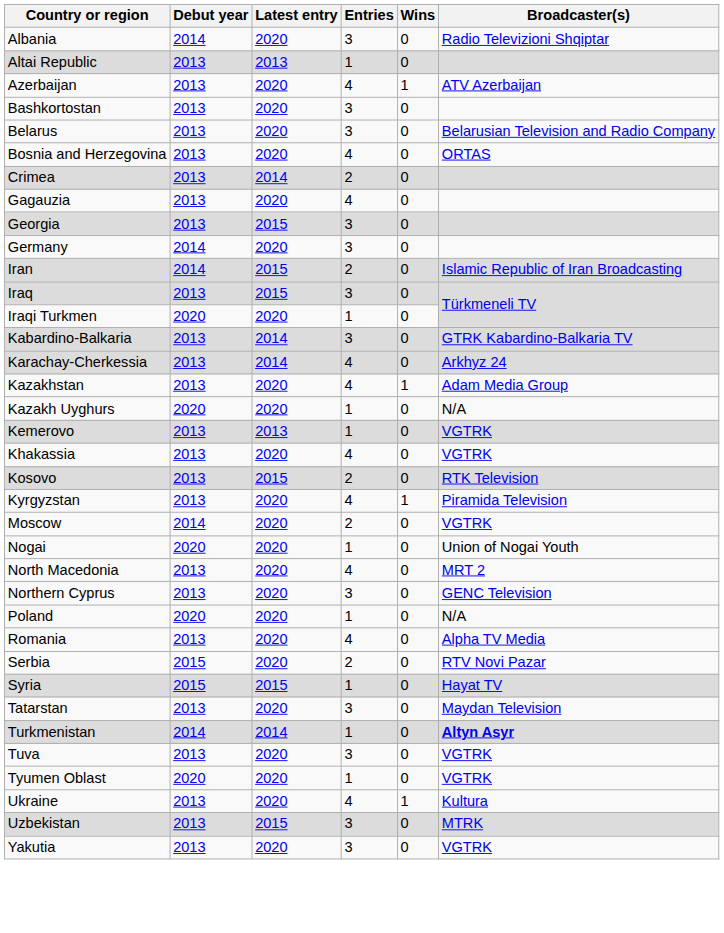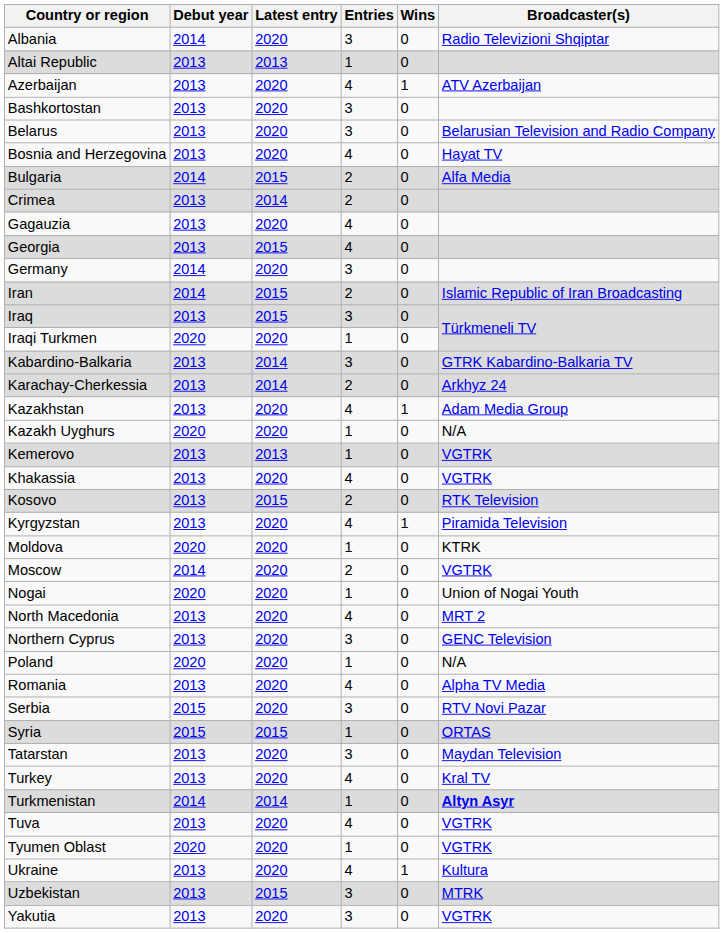(466, 154) ORTAS -> (472, 154) Hayat TV
+ row: (35, 177)
(348, 223) 3 -> (348, 246) 4
(348, 362) 4 -> (348, 385) 2
+ row: (35, 547)
(348, 662) 2 -> (348, 708) 3
(472, 685) Hayat TV -> (466, 731) ORTAS
+ row: (30, 778)
(348, 754) 3 -> (348, 824) 4
